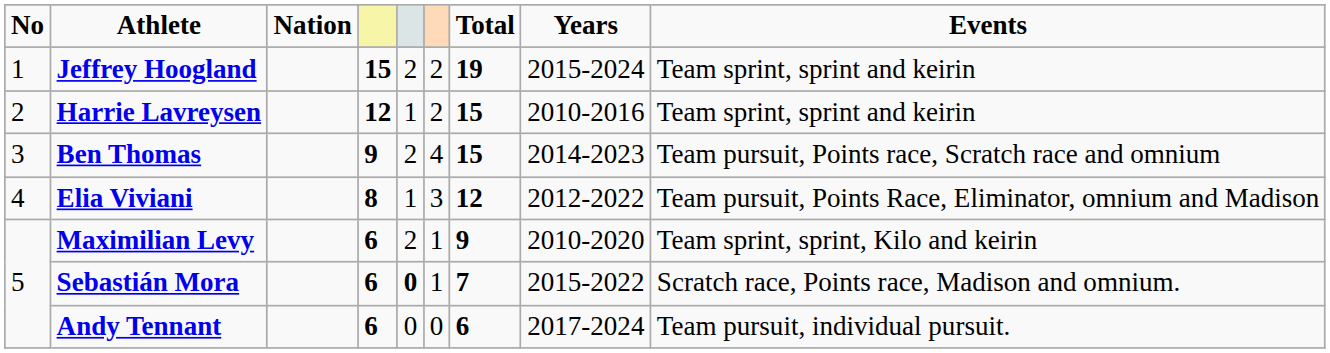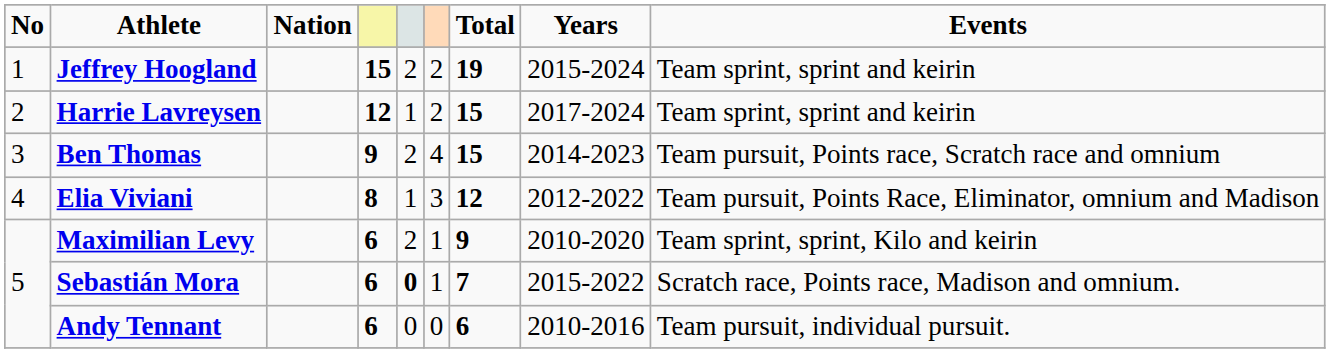(586, 111) 2010-2016 -> (586, 111) 2017-2024
(586, 326) 2017-2024 -> (586, 326) 2010-2016
